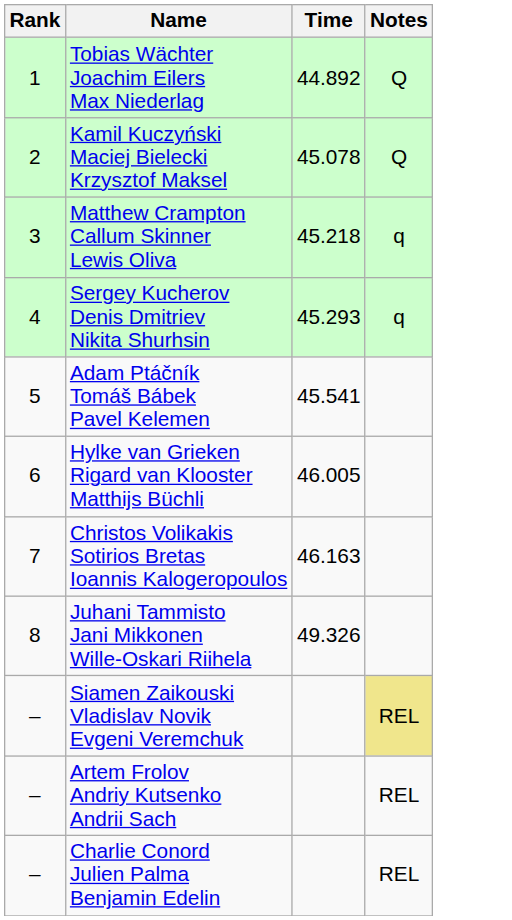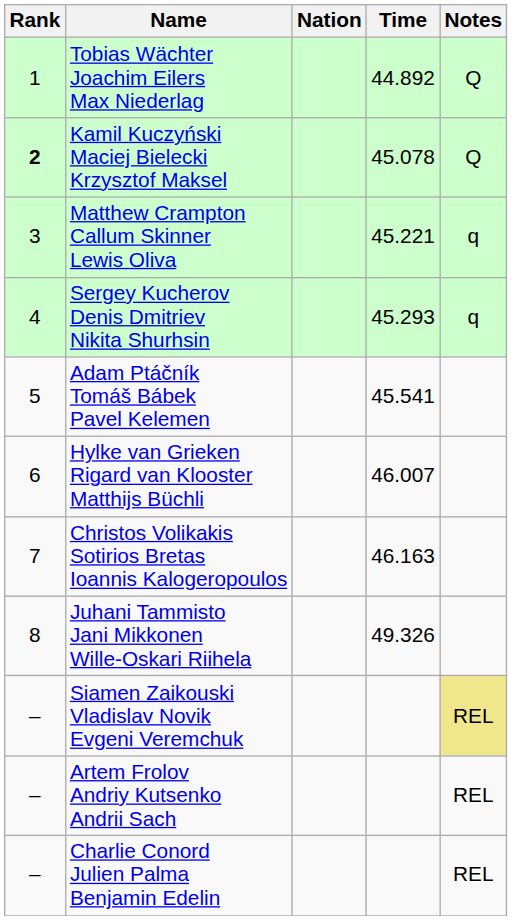+ column: (329, 20)
(35, 157) normal -> (35, 157) bold
(329, 236) 45.218 -> (403, 236) 45.221
(329, 476) 46.005 -> (403, 476) 46.007
